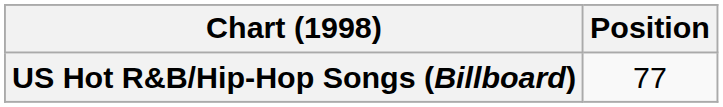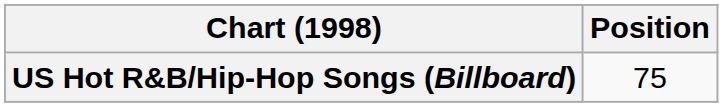(650, 76) 77 -> (650, 76) 75
